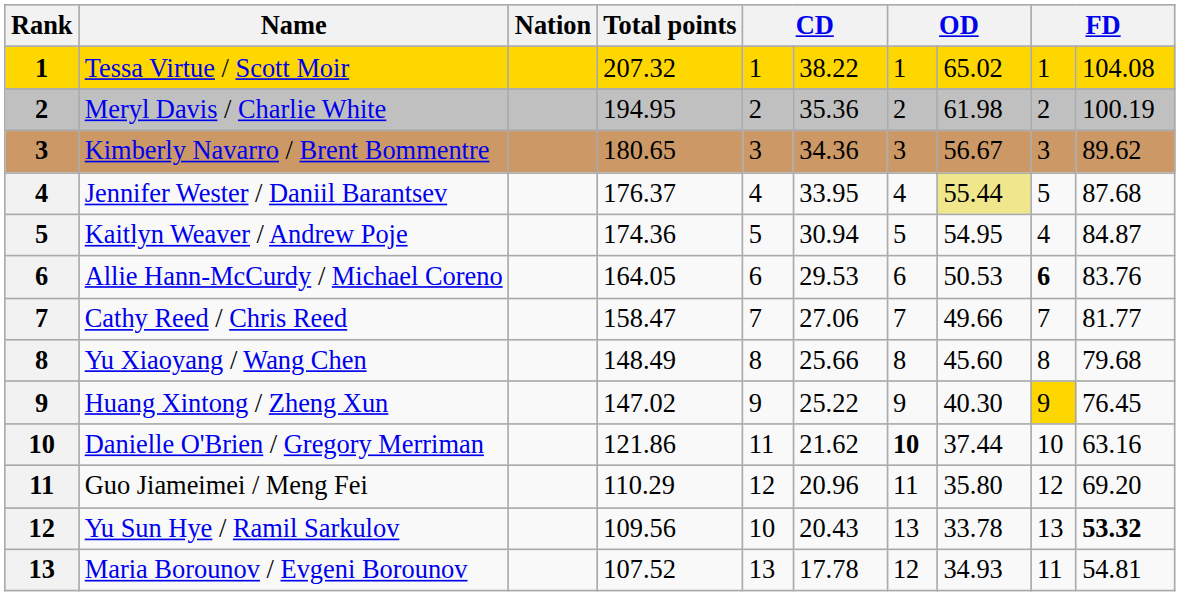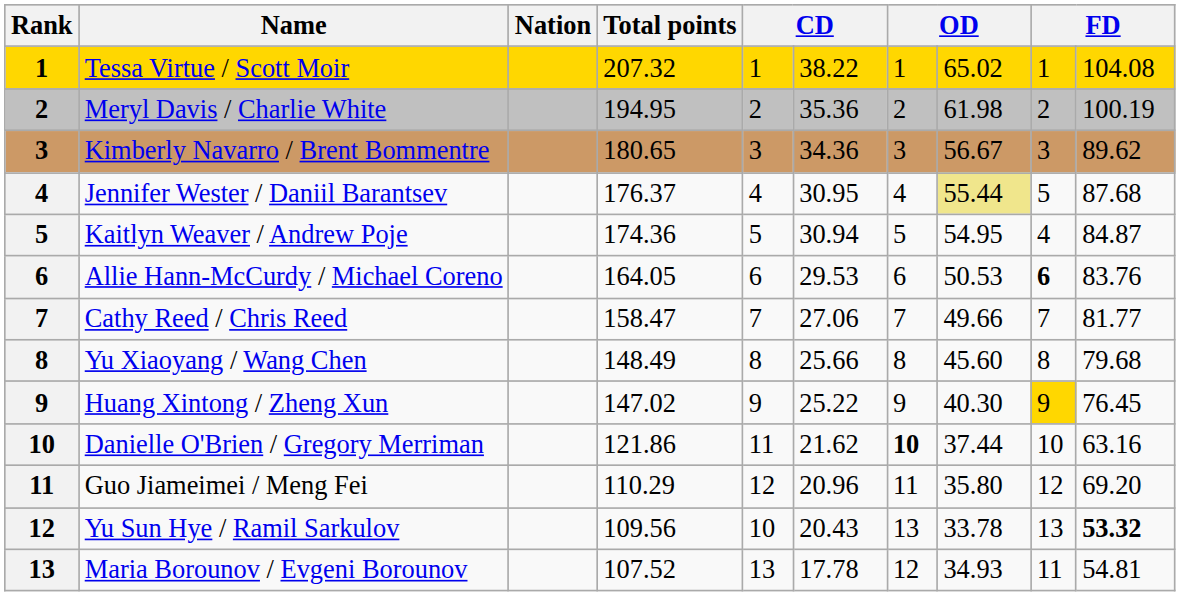(829, 192) 33.95 -> (829, 192) 30.95
